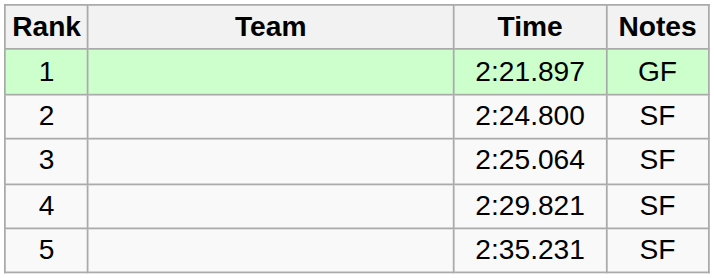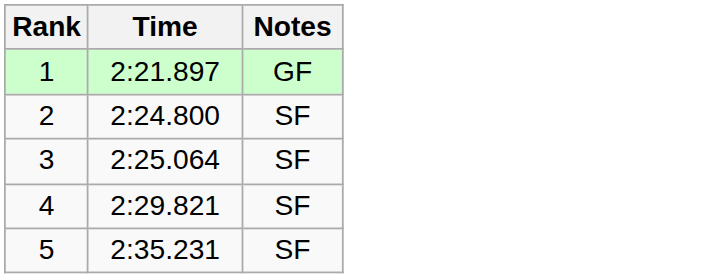- column: (271, 26)
